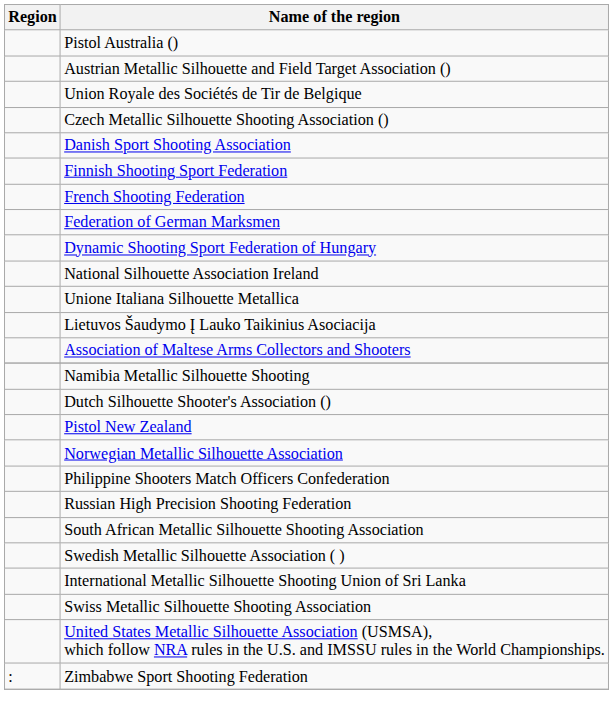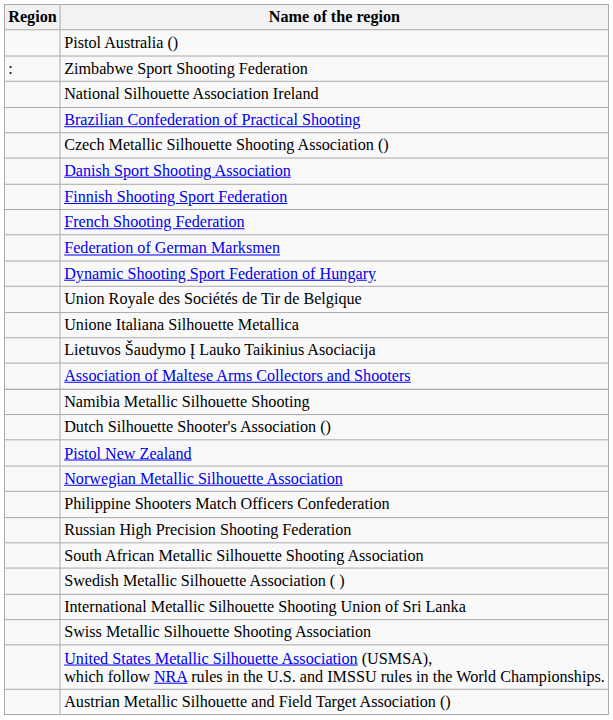rows swapped: (257, 68) <-> (186, 676)
rows swapped: (213, 94) <-> (191, 273)
+ row: (212, 119)
